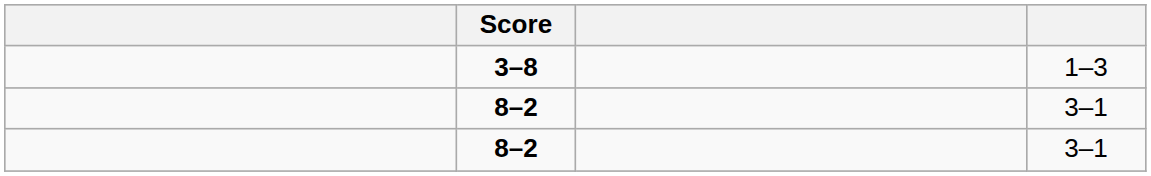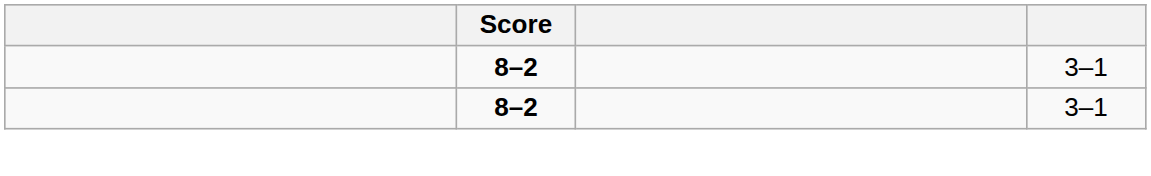- row: (516, 66)
